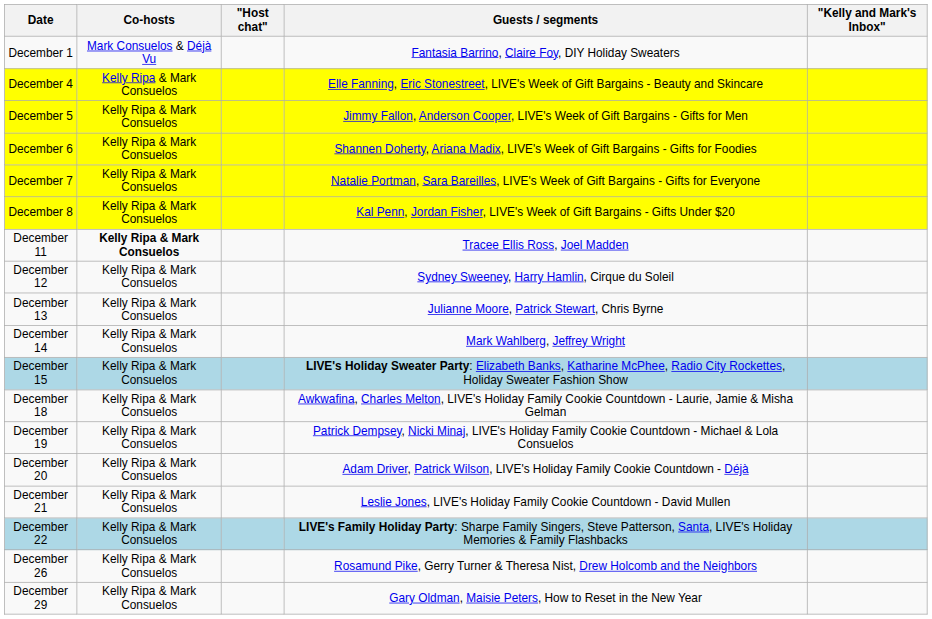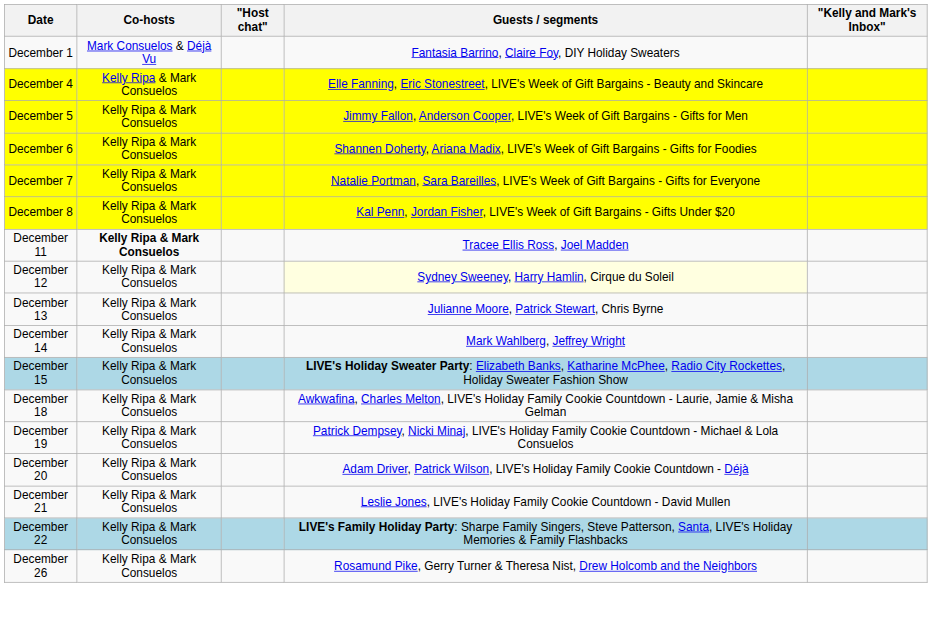(546, 277) no background -> (546, 277) lightyellow background
- row: (41, 598)
